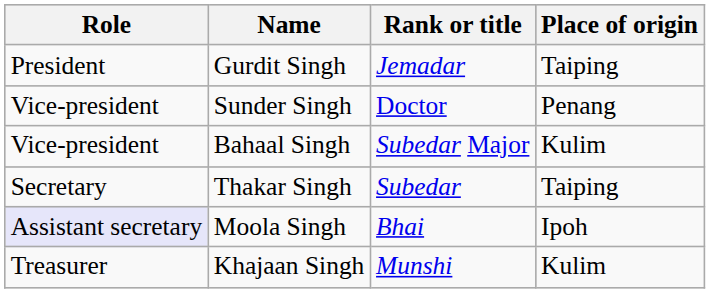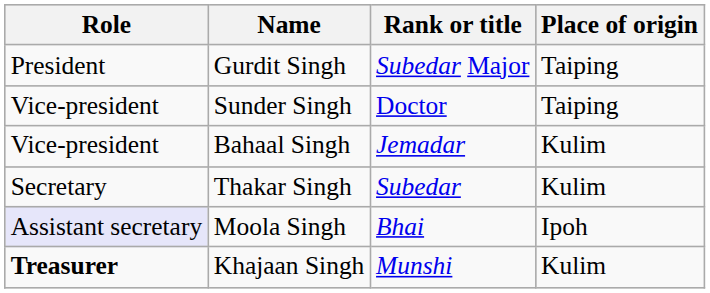(421, 65) Jemadar -> (453, 65) Subedar Major
(579, 105) Penang -> (580, 105) Taiping
(453, 145) Subedar Major -> (421, 145) Jemadar
(580, 186) Taiping -> (574, 186) Kulim
(59, 266) normal -> (64, 266) bold
